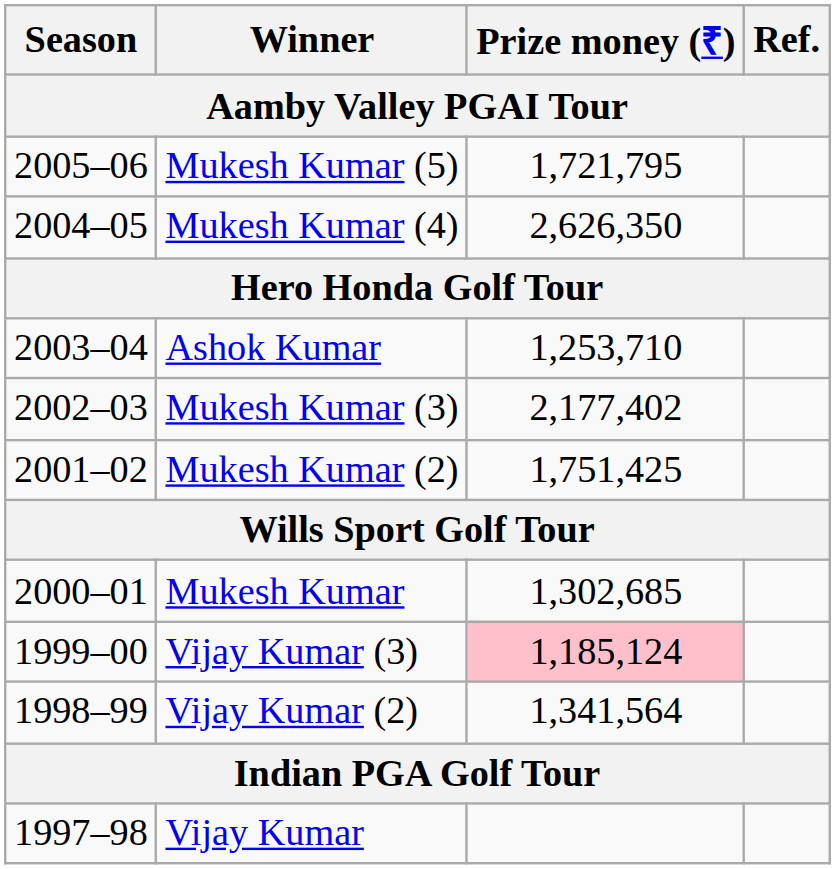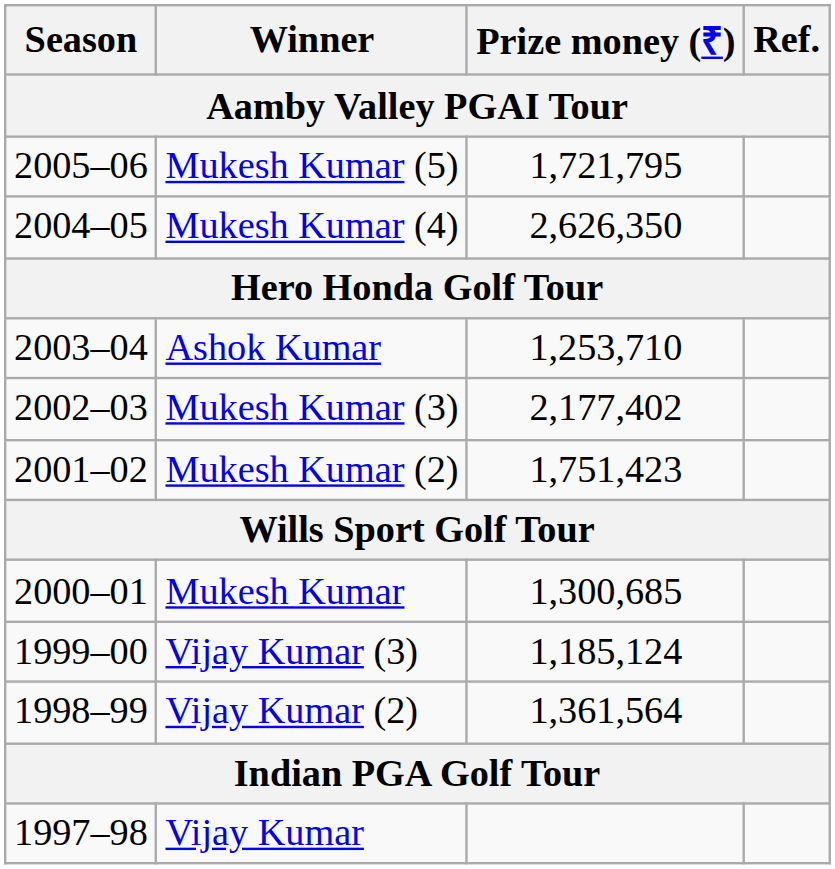(606, 468) 1,751,425 -> (606, 468) 1,751,423
(606, 590) 1,302,685 -> (606, 590) 1,300,685
(606, 650) pink background -> (606, 650) no background
(606, 711) 1,341,564 -> (606, 711) 1,361,564
